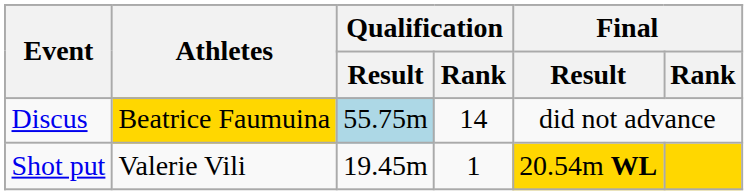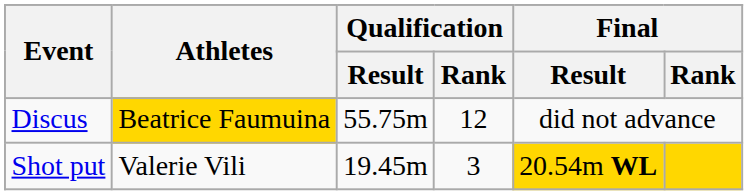(385, 120) lightblue background -> (385, 120) no background
(473, 120) 14 -> (473, 120) 12
(473, 166) 1 -> (473, 166) 3
